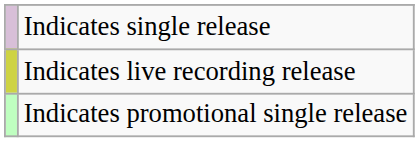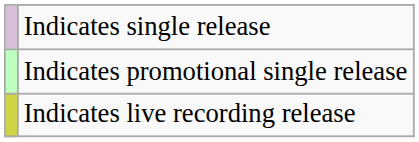rows swapped: (216, 114) <-> (190, 70)
